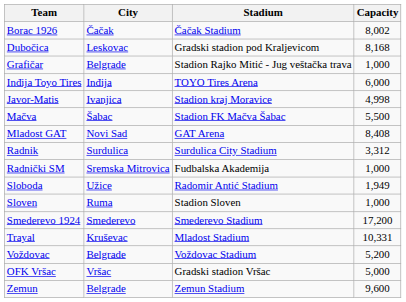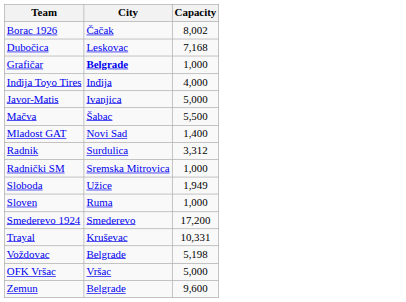- column: (263, 13)
(378, 47) 8,168 -> (195, 47) 7,168
(106, 64) normal -> (107, 64) bold
(378, 82) 6,000 -> (195, 82) 4,000
(378, 99) 4,998 -> (195, 99) 5,000
(378, 133) 8,408 -> (195, 133) 1,400
(378, 254) 5,200 -> (195, 254) 5,198
